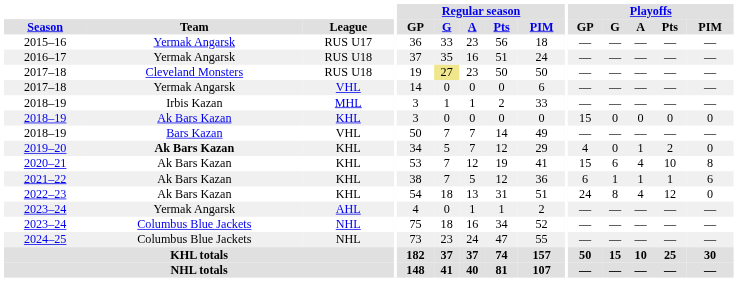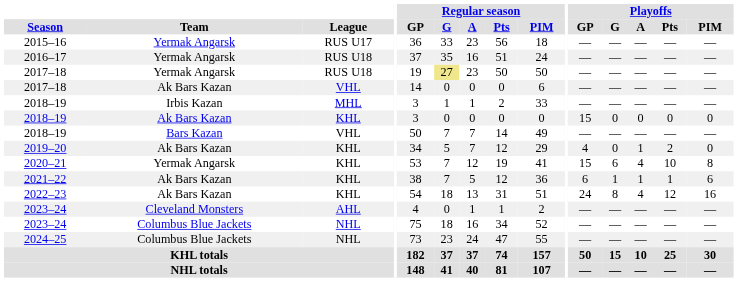(194, 72) Cleveland Monsters -> (194, 72) Yermak Angarsk
(194, 87) Yermak Angarsk -> (194, 87) Ak Bars Kazan
(194, 148) bold -> (194, 148) normal
(194, 163) Ak Bars Kazan -> (194, 163) Yermak Angarsk
(710, 194) 0 -> (710, 194) 16
(194, 209) Yermak Angarsk -> (194, 209) Cleveland Monsters
